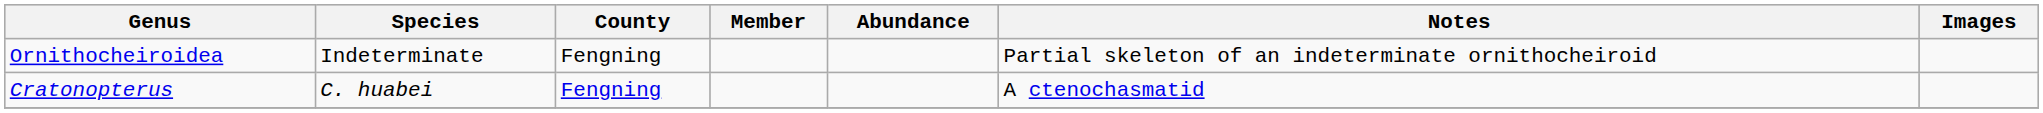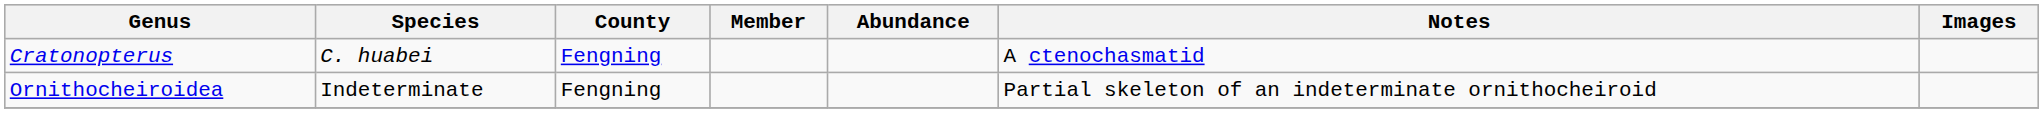rows swapped: (91, 90) <-> (117, 56)
